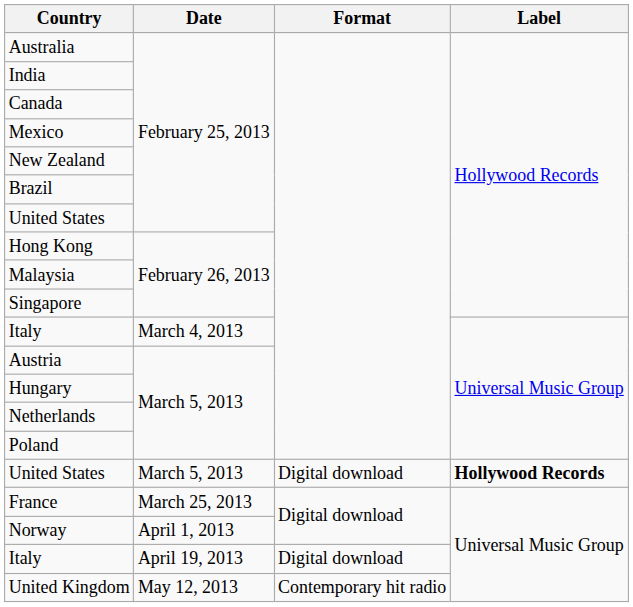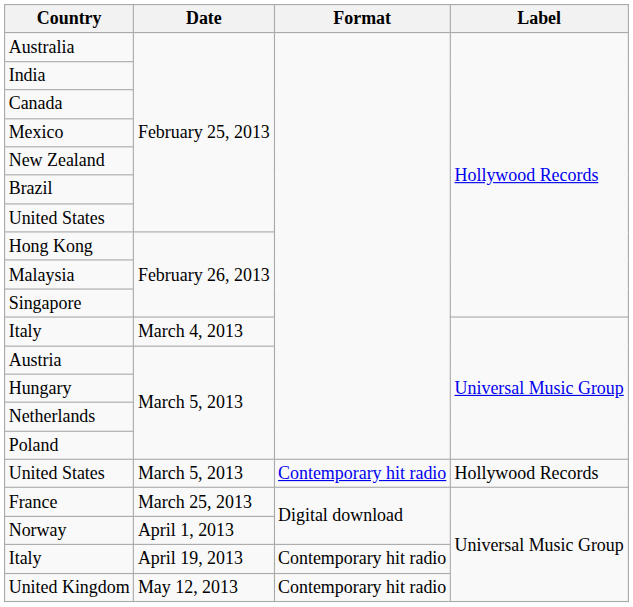(341, 473) Digital download -> (362, 473) Contemporary hit radio
(529, 473) bold -> (526, 473) normal
(341, 558) Digital download -> (362, 558) Contemporary hit radio
